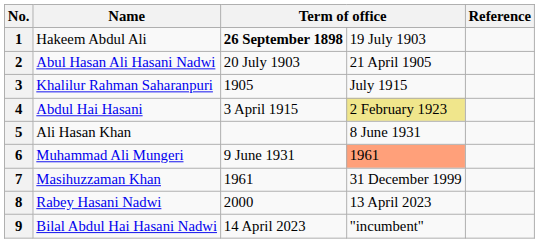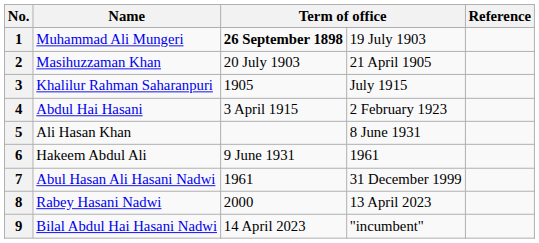(92, 39) Hakeem Abdul Ali -> (110, 39) Muhammad Ali Mungeri
(126, 62) Abul Hasan Ali Hasani Nadwi -> (99, 62) Masihuzzaman Khan
(398, 109) khaki background -> (398, 109) no background
(110, 156) Muhammad Ali Mungeri -> (92, 156) Hakeem Abdul Ali
(364, 156) lightsalmon background -> (364, 156) no background
(99, 179) Masihuzzaman Khan -> (126, 179) Abul Hasan Ali Hasani Nadwi
